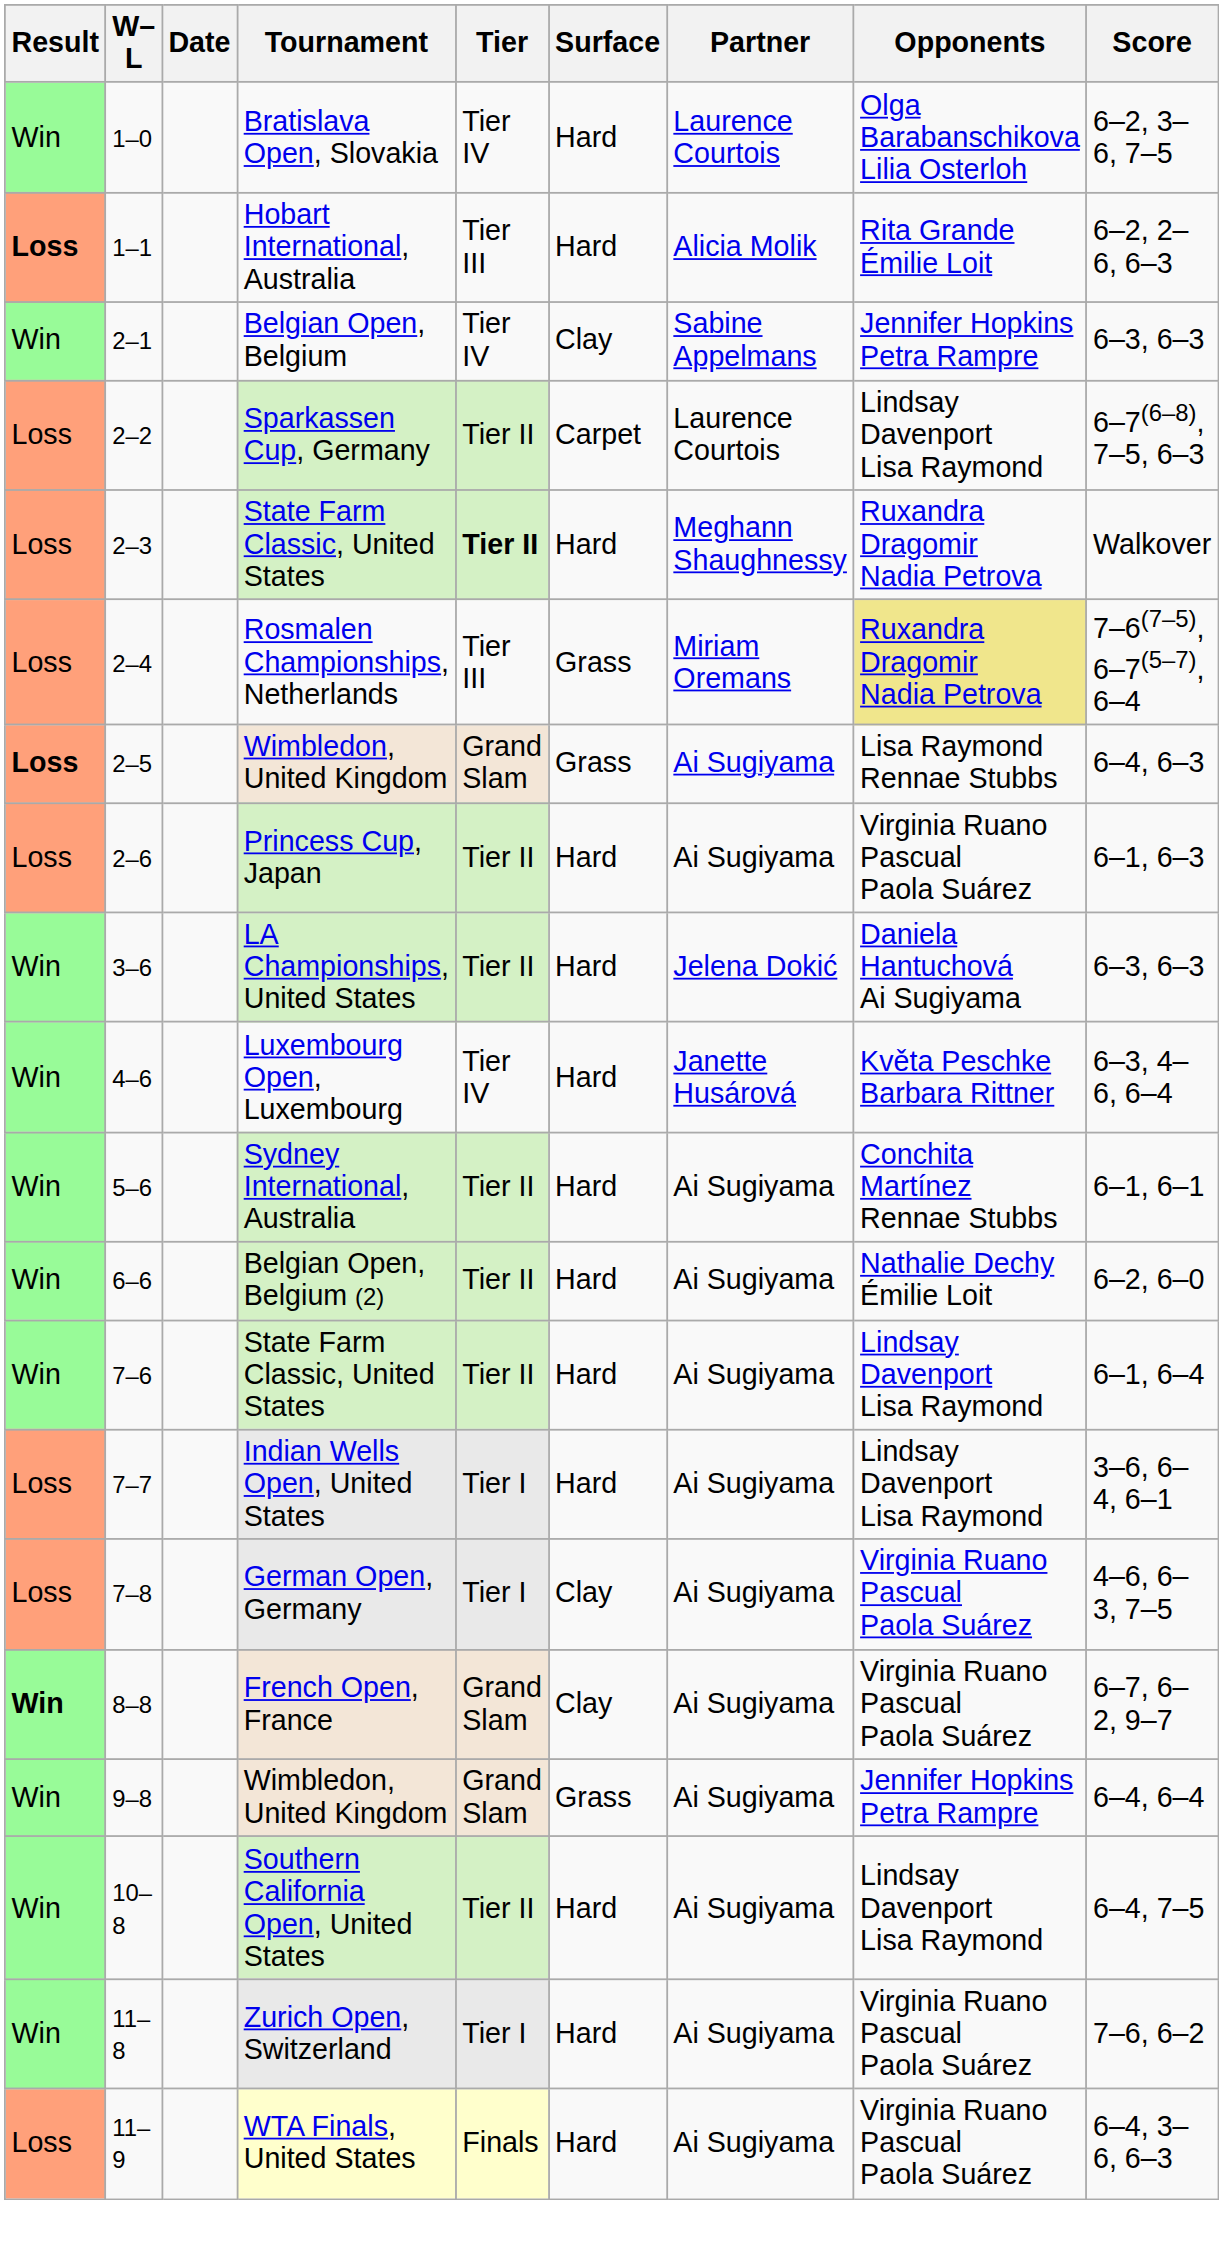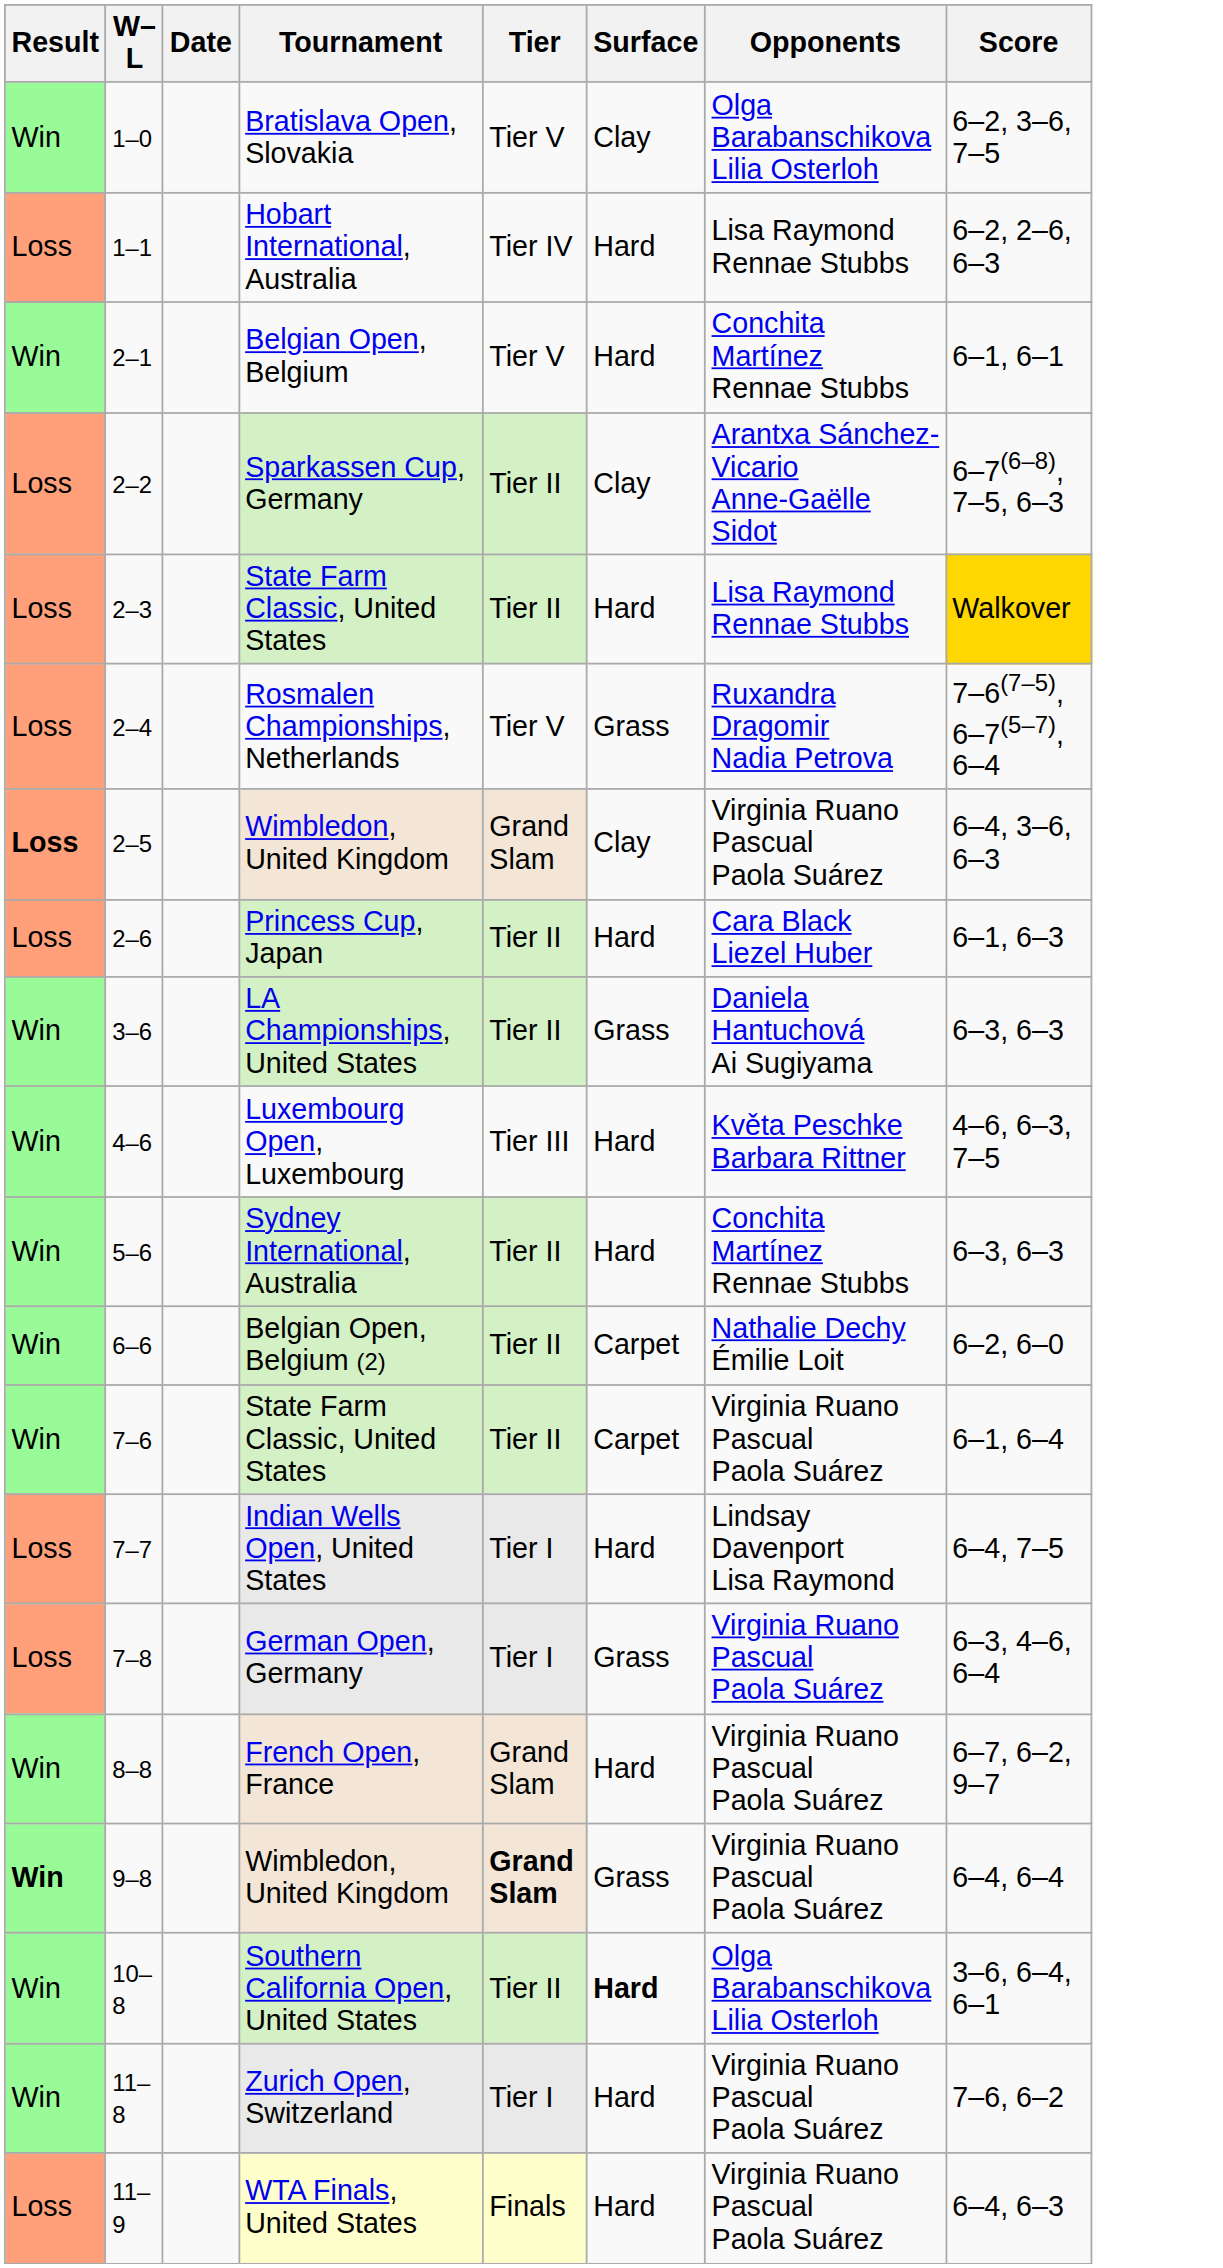- column: (760, 43)
(486, 137) Tier IV -> (527, 137) Tier V
(586, 137) Hard -> (622, 137) Clay
(45, 246) bold -> (42, 246) normal
(486, 246) Tier III -> (531, 246) Tier IV
(937, 246) Rita Grande Émilie Loit -> (810, 246) Lisa Raymond Rennae Stubbs
(486, 340) Tier IV -> (527, 356) Tier V
(584, 340) Clay -> (624, 356) Hard
(967, 340) Jennifer Hopkins Petra Rampre -> (810, 356) Conchita Martínez Rennae Stubbs
(1149, 340) 6–3, 6–3 -> (1008, 356) 6–1, 6–1
(598, 434) Carpet -> (622, 482) Clay
(952, 434) Lindsay Davenport Lisa Raymond -> (825, 482) Arantxa Sánchez-Vicario Anne-Gaëlle Sidot
(500, 544) bold -> (525, 608) normal
(951, 544) Ruxandra Dragomir Nadia Petrova -> (810, 608) Lisa Raymond Rennae Stubbs
(1152, 544) no background -> (1012, 608) gold background
(486, 661) Tier III -> (527, 726) Tier V
(951, 661) khaki background -> (802, 726) no background
(593, 763) Grass -> (622, 843) Clay
(959, 763) Lisa Raymond Rennae Stubbs -> (805, 843) Virginia Ruano Pascual Paola Suárez
(1149, 763) 6–4, 6–3 -> (1012, 843) 6–4, 3–6, 6–3
(954, 857) Virginia Ruano Pascual Paola Suárez -> (792, 937) Cara Black Liezel Huber
(586, 967) Hard -> (631, 1031) Grass
(486, 1076) Tier IV -> (529, 1141) Tier III
(1141, 1076) 6–3, 4–6, 6–4 -> (1012, 1141) 4–6, 6–3, 7–5
(1149, 1186) 6–1, 6–1 -> (1008, 1251) 6–3, 6–3
(586, 1280) Hard -> (636, 1344) Carpet
(586, 1374) Hard -> (636, 1438) Carpet
(952, 1374) Lindsay Davenport Lisa Raymond -> (805, 1438) Virginia Ruano Pascual Paola Suárez
(1141, 1484) 3–6, 6–4, 6–1 -> (1008, 1548) 6–4, 7–5
(584, 1593) Clay -> (631, 1658) Grass
(1141, 1593) 4–6, 6–3, 7–5 -> (1012, 1658) 6–3, 4–6, 6–4
(38, 1703) bold -> (36, 1768) normal
(584, 1703) Clay -> (624, 1768) Hard
(36, 1797) normal -> (38, 1878) bold
(502, 1797) normal -> (531, 1878) bold
(967, 1797) Jennifer Hopkins Petra Rampre -> (805, 1878) Virginia Ruano Pascual Paola Suárez
(586, 1907) normal -> (626, 1987) bold
(952, 1907) Lindsay Davenport Lisa Raymond -> (821, 1987) Olga Barabanschikova Lilia Osterloh
(1149, 1907) 6–4, 7–5 -> (1012, 1987) 3–6, 6–4, 6–1
(1141, 2143) 6–4, 3–6, 6–3 -> (1008, 2207) 6–4, 6–3
